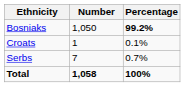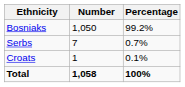(139, 27) bold -> (139, 27) normal
rows swapped: (19, 58) <-> (21, 43)
